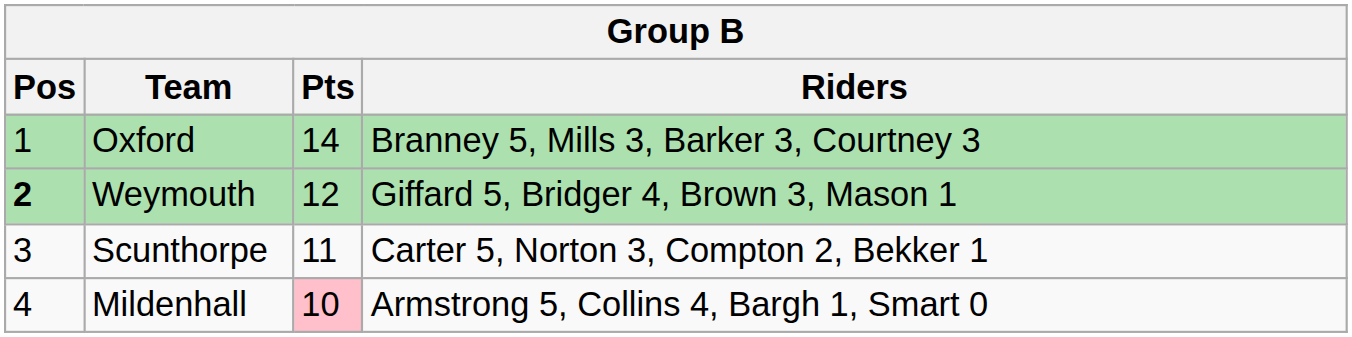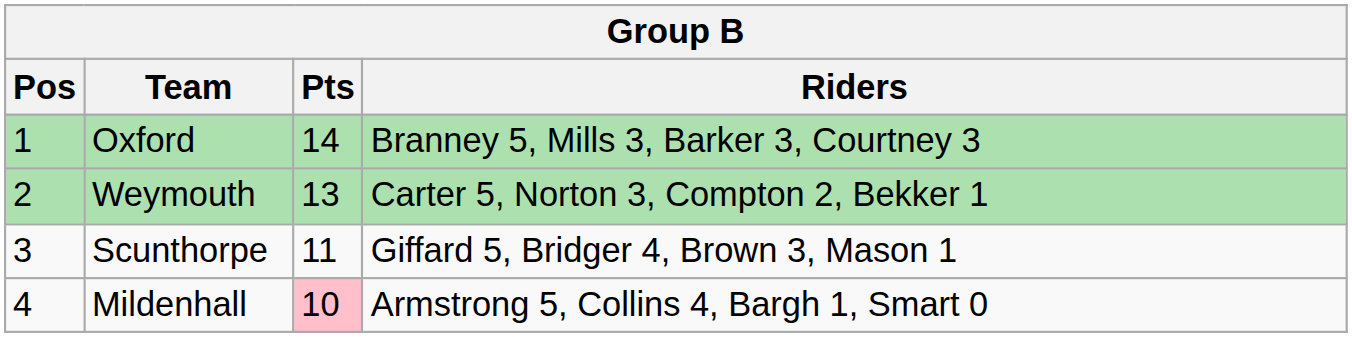(23, 195) bold -> (23, 195) normal
(320, 195) 12 -> (320, 195) 13
(664, 195) Giffard 5, Bridger 4, Brown 3, Mason 1 -> (680, 195) Carter 5, Norton 3, Compton 2, Bekker 1
(680, 250) Carter 5, Norton 3, Compton 2, Bekker 1 -> (664, 250) Giffard 5, Bridger 4, Brown 3, Mason 1
